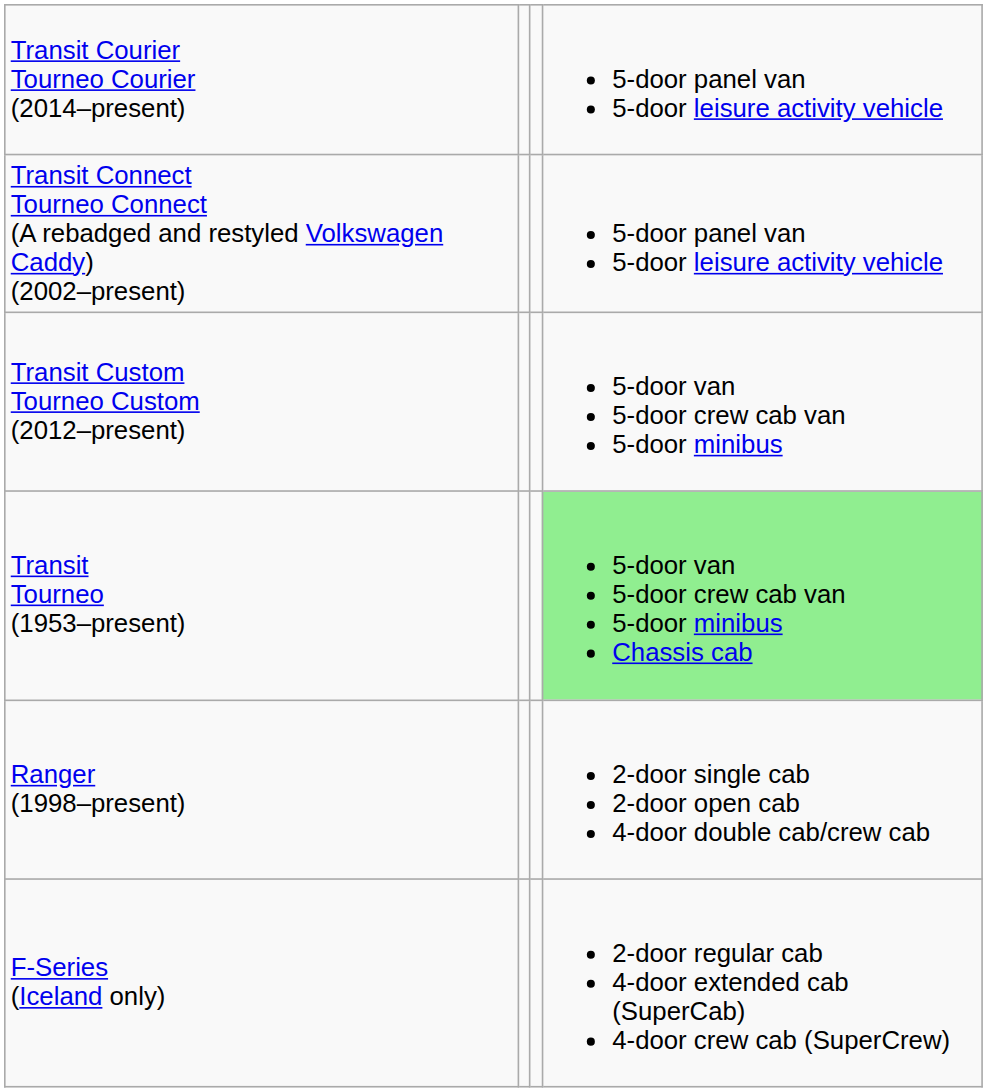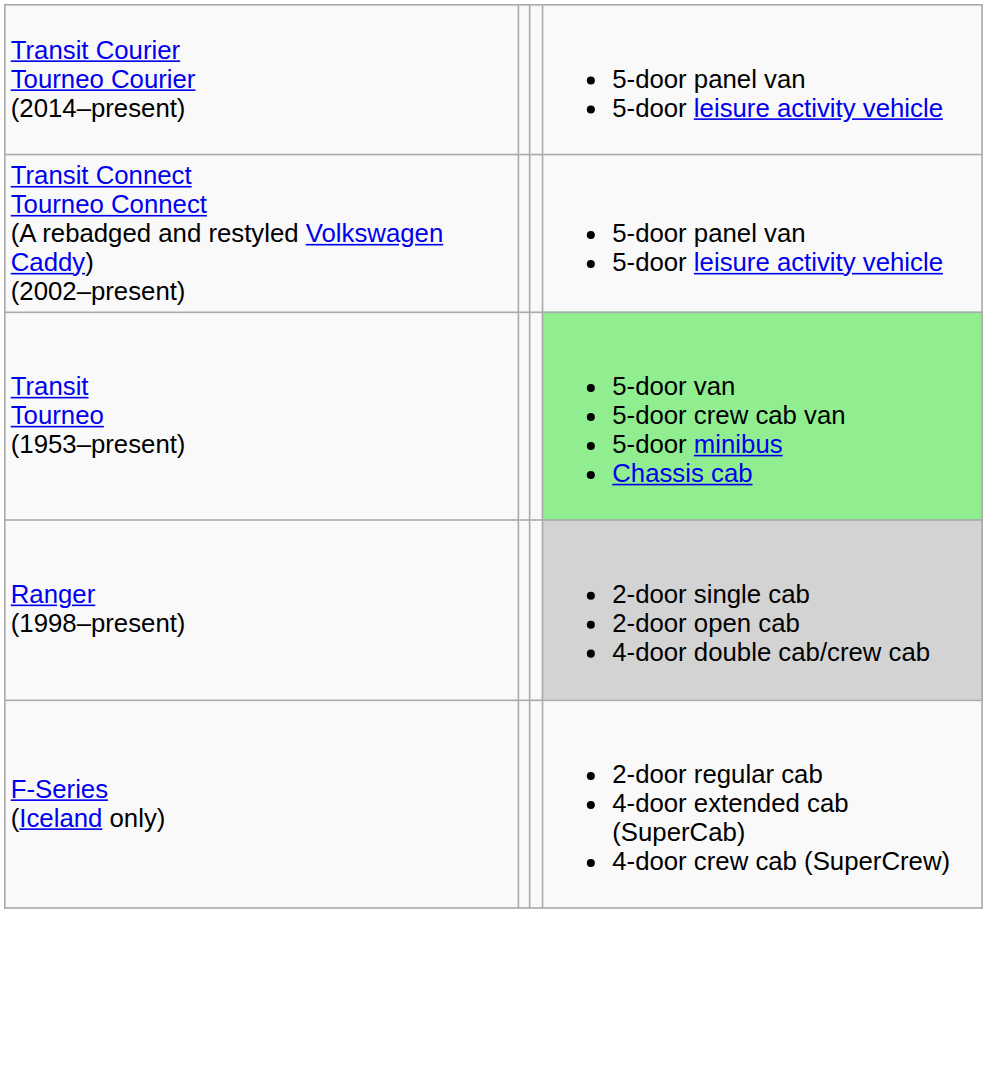- row: (105, 401)
(762, 804) no background -> (762, 624) lightgrey background
